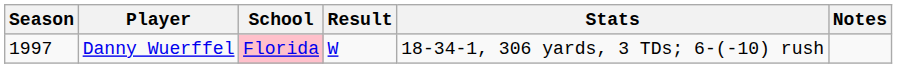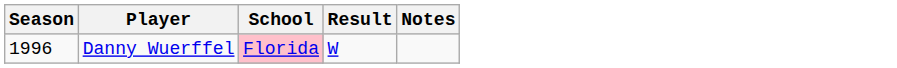- column: (613, 19)
(31, 49) 1997 -> (31, 49) 1996
